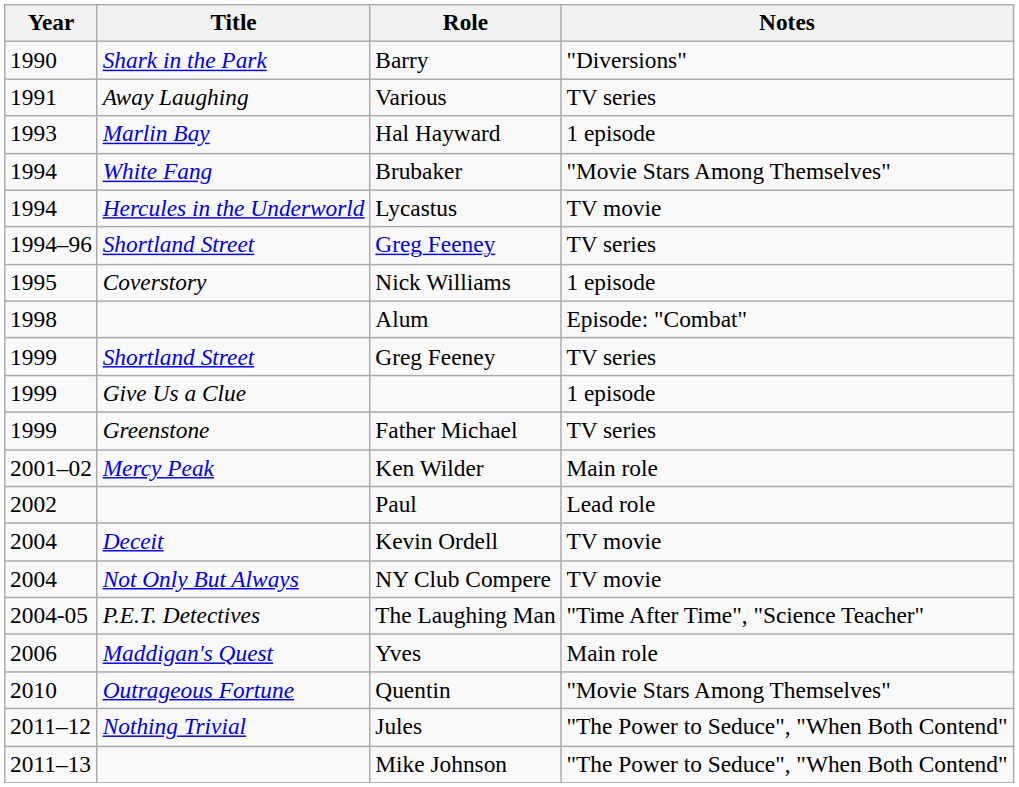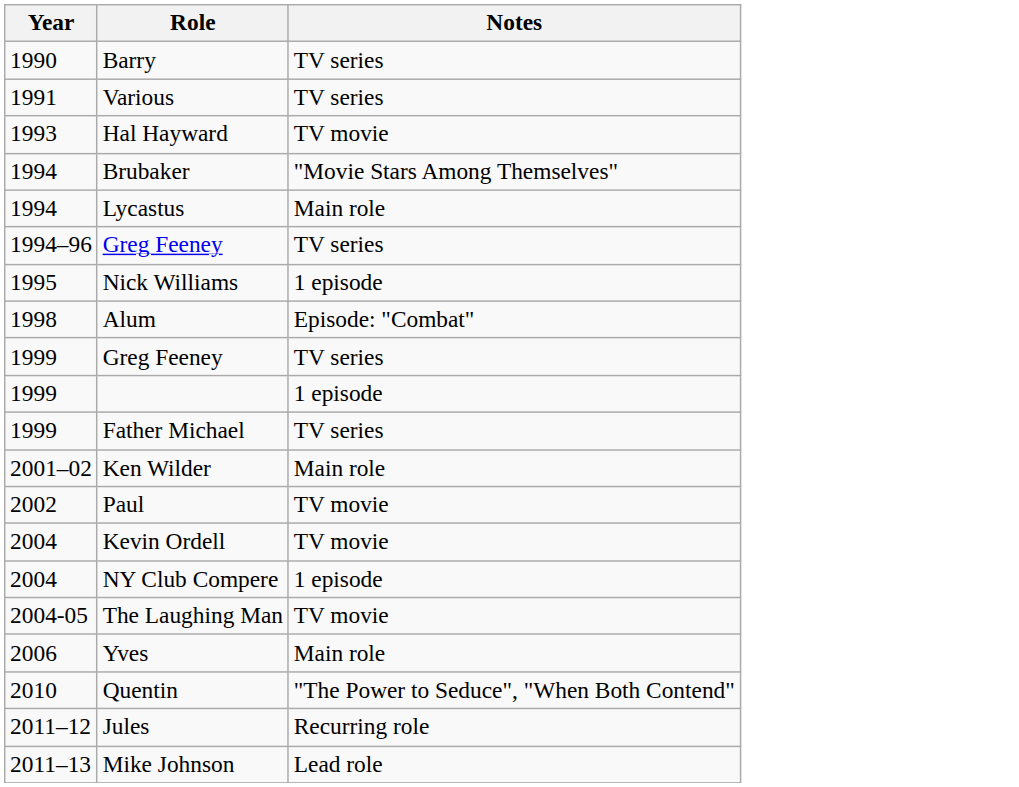- column: (234, 23)
(627, 60) "Diversions" -> (339, 60) TV series
(611, 134) 1 episode -> (341, 134) TV movie
(614, 208) TV movie -> (340, 208) Main role
(611, 504) Lead role -> (341, 504) TV movie
(614, 578) TV movie -> (338, 578) 1 episode
(745, 615) "Time After Time", "Science Teacher" -> (341, 615) TV movie
(729, 689) "Movie Stars Among Themselves" -> (514, 689) "The Power to Seduce", "When Both Contend"
(787, 726) "The Power to Seduce", "When Both Contend" -> (362, 726) Recurring role
(787, 763) "The Power to Seduce", "When Both Contend" -> (338, 763) Lead role
